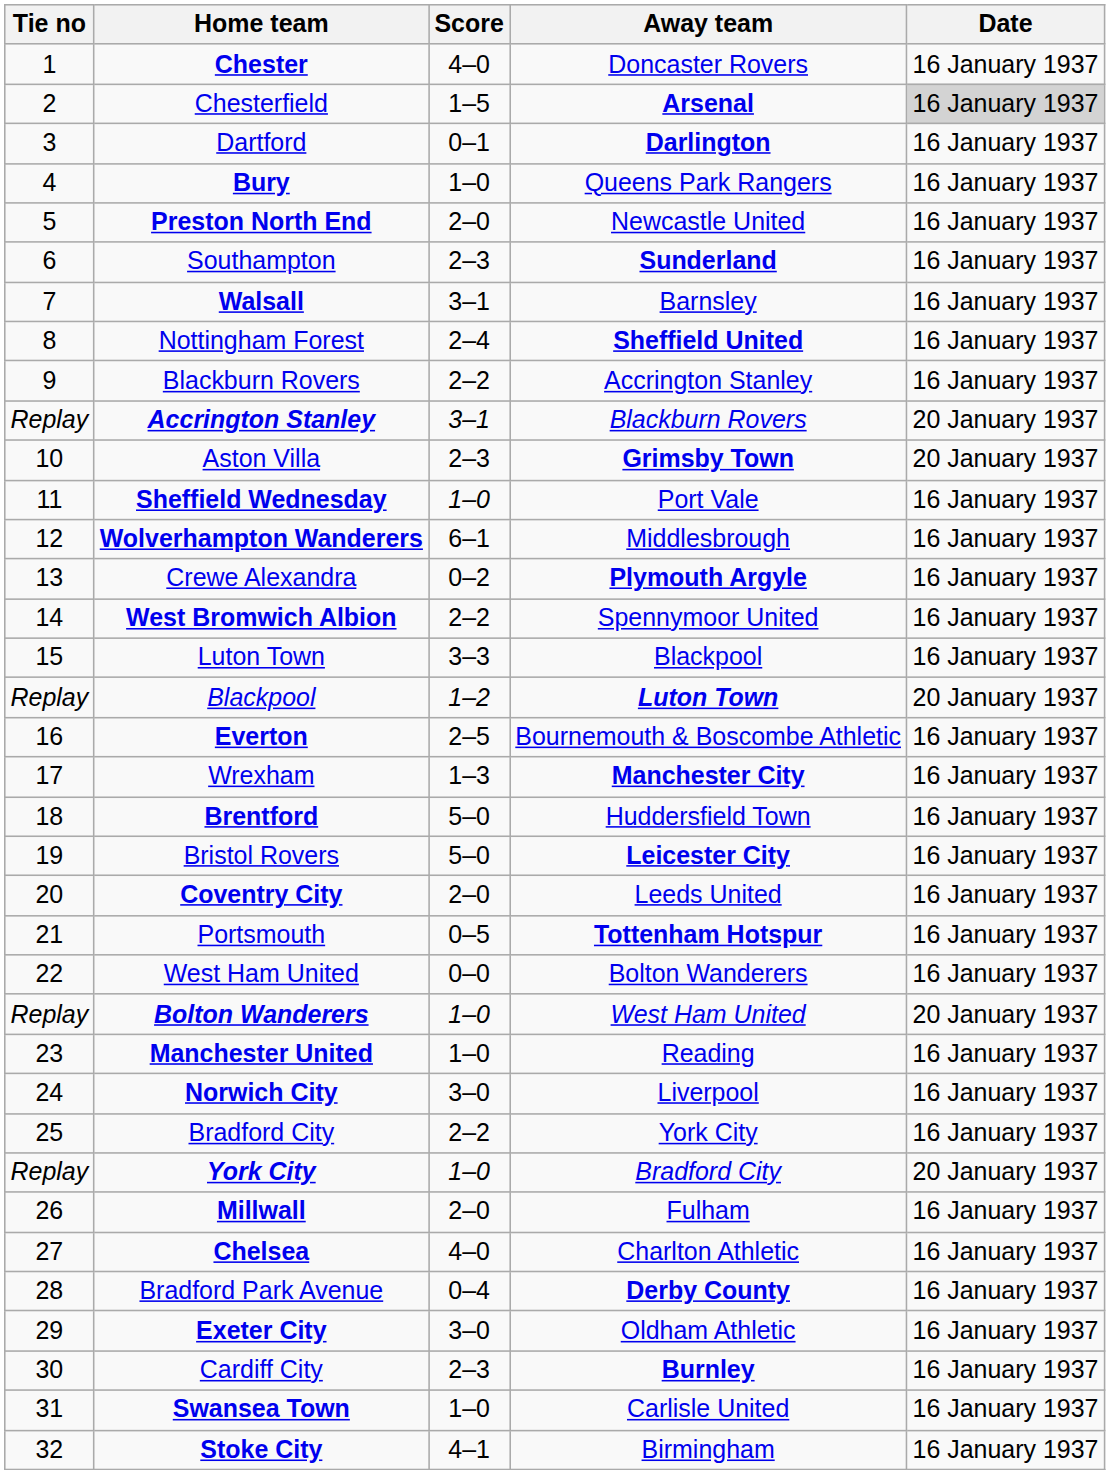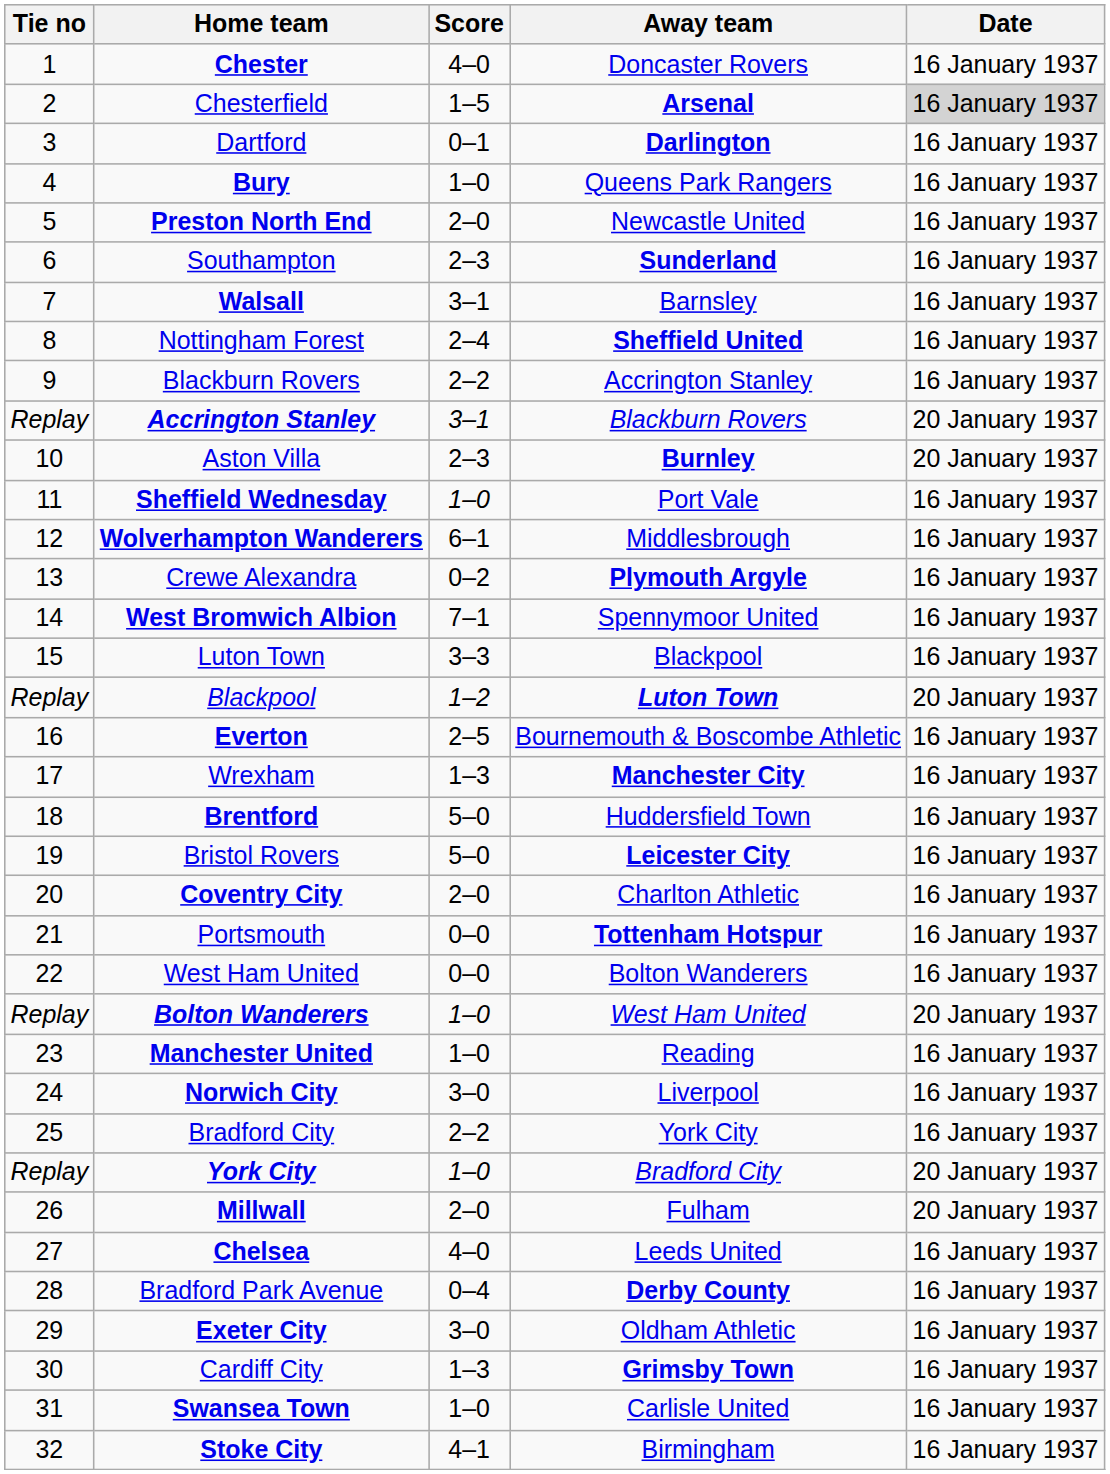(708, 459) Grimsby Town -> (708, 459) Burnley
(469, 618) 2–2 -> (469, 618) 7–1
(708, 895) Leeds United -> (708, 895) Charlton Athletic
(469, 934) 0–5 -> (469, 934) 0–0
(1005, 1211) 16 January 1937 -> (1005, 1211) 20 January 1937
(708, 1251) Charlton Athletic -> (708, 1251) Leeds United
(469, 1370) 2–3 -> (469, 1370) 1–3
(708, 1370) Burnley -> (708, 1370) Grimsby Town
